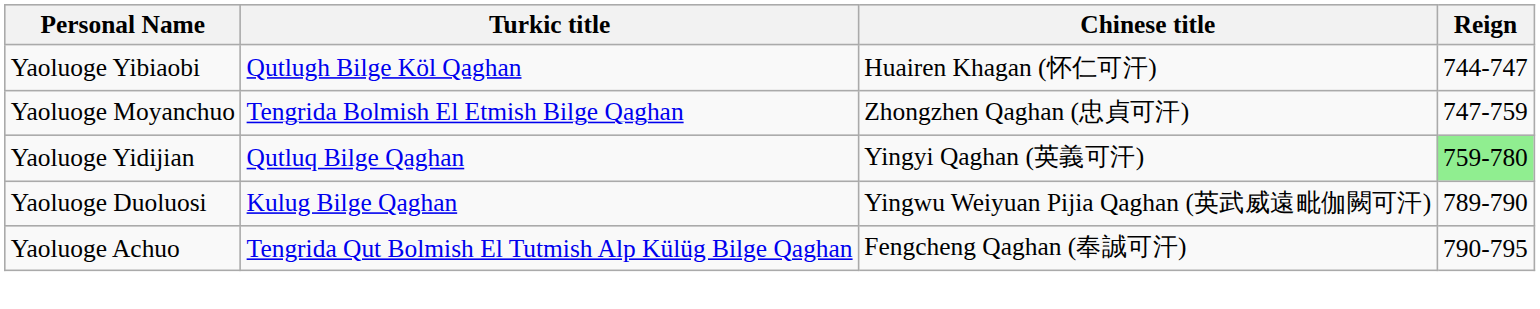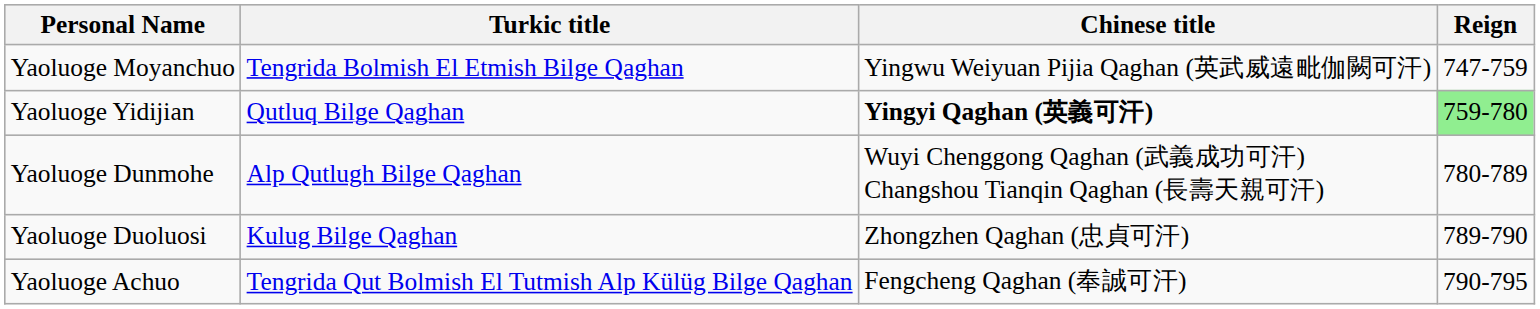- row: (105, 67)
(1027, 111) Zhongzhen Qaghan (忠貞可汗) -> (1148, 66) Yingwu Weiyuan Pijia Qaghan (英武威遠毗伽闕可汗)
(1004, 156) normal -> (1009, 111) bold
+ row: (112, 174)
(1148, 201) Yingwu Weiyuan Pijia Qaghan (英武威遠毗伽闕可汗) -> (1027, 235) Zhongzhen Qaghan (忠貞可汗)
